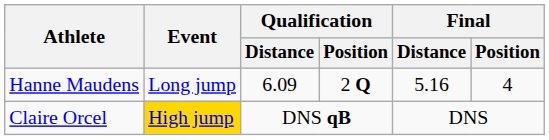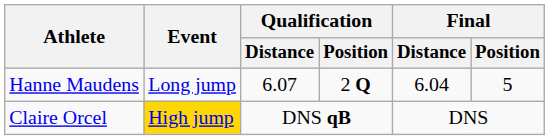(280, 85) 6.09 -> (280, 85) 6.07
(432, 85) 5.16 -> (432, 85) 6.04
(507, 85) 4 -> (507, 85) 5
